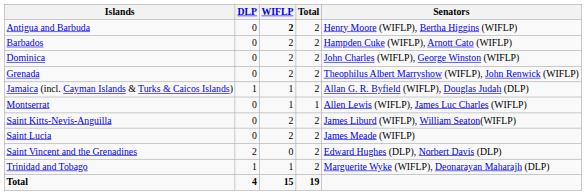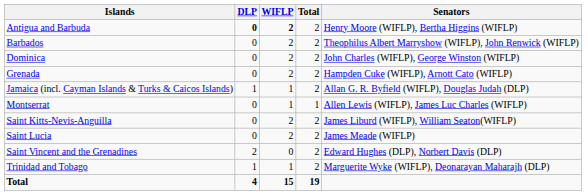(255, 27) normal -> (255, 27) bold
(418, 43) Hampden Cuke (WIFLP), Arnott Cato (WIFLP) -> (451, 43) Theophilus Albert Marryshow (WIFLP), John Renwick (WIFLP)
(451, 74) Theophilus Albert Marryshow (WIFLP), John Renwick (WIFLP) -> (418, 74) Hampden Cuke (WIFLP), Arnott Cato (WIFLP)
